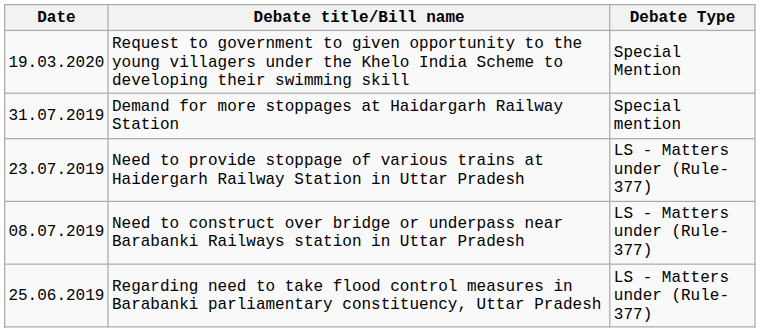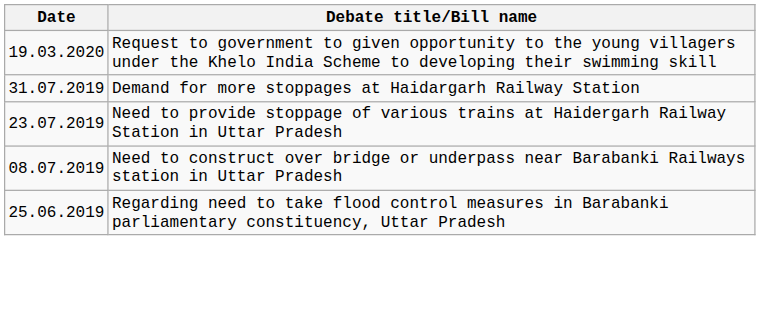- column: (682, 18)
